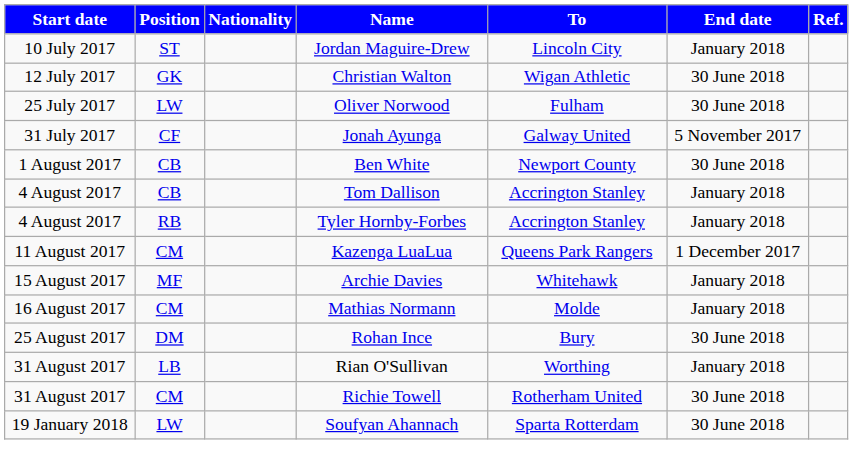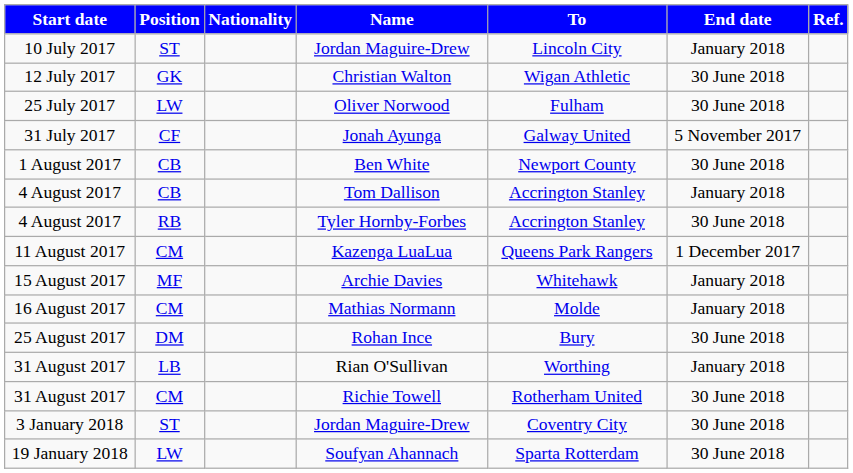(738, 222) January 2018 -> (738, 222) 30 June 2018
+ row: (70, 425)
